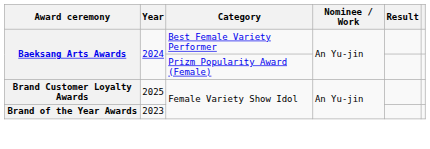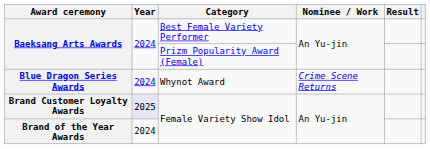+ row: (68, 81)
(153, 92) no background -> (145, 106) lavender background
(153, 112) 2023 -> (145, 131) 2024
